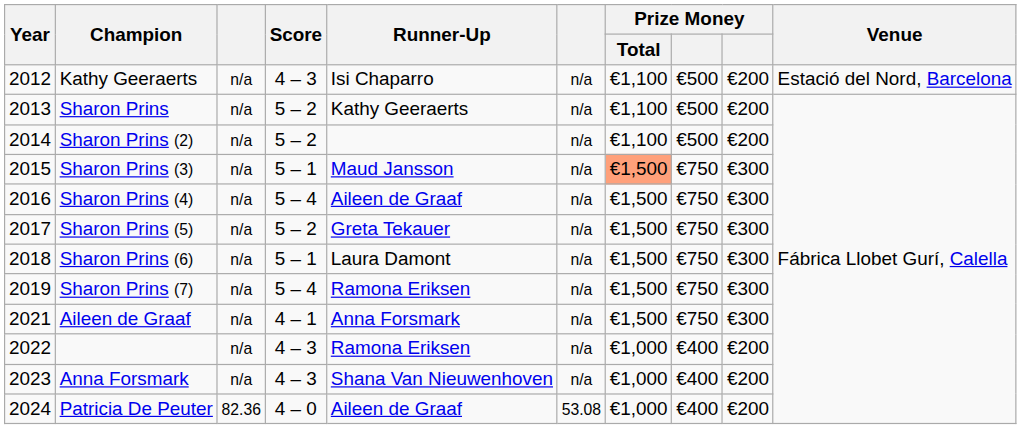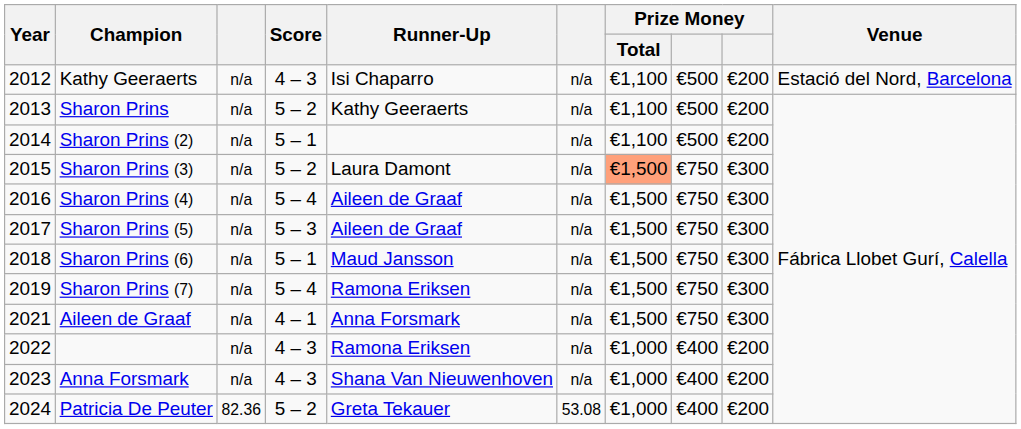(296, 139) 5 – 2 -> (296, 139) 5 – 1
(296, 169) 5 – 1 -> (296, 169) 5 – 2
(392, 169) Maud Jansson -> (391, 169) Laura Damont
(296, 229) 5 – 2 -> (296, 229) 5 – 3
(390, 229) Greta Tekauer -> (396, 229) Aileen de Graaf
(391, 259) Laura Damont -> (392, 259) Maud Jansson
(296, 408) 4 – 0 -> (296, 408) 5 – 2
(396, 408) Aileen de Graaf -> (390, 408) Greta Tekauer
